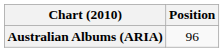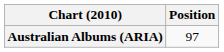(192, 36) 96 -> (192, 36) 97
